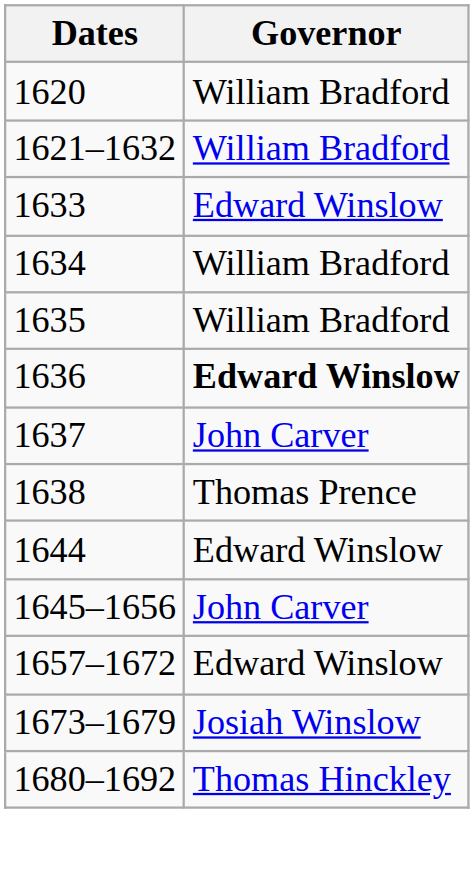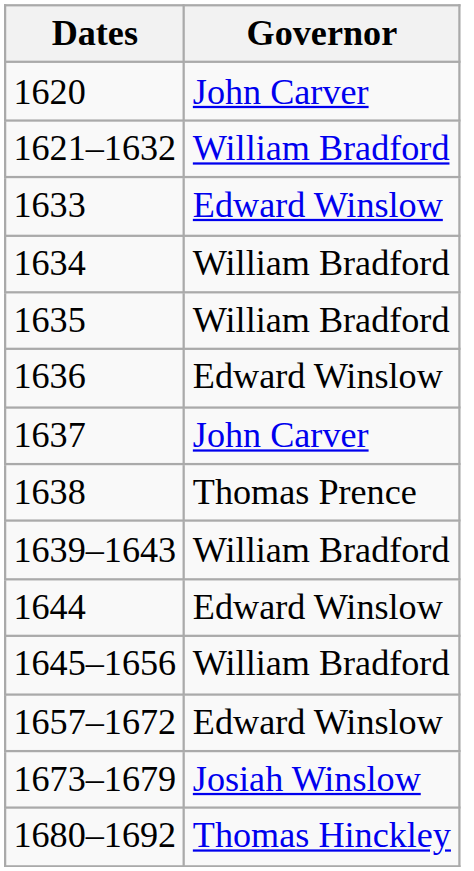(321, 90) William Bradford -> (281, 90) John Carver
(326, 377) bold -> (318, 377) normal
+ row: (95, 549)
(281, 606) John Carver -> (321, 664) William Bradford
